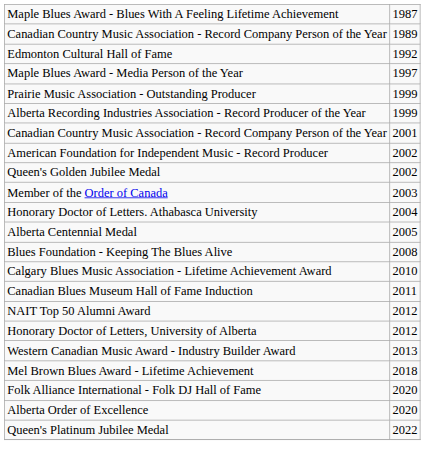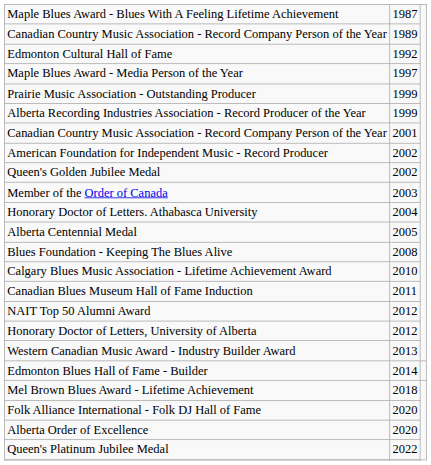+ row: (107, 370)
